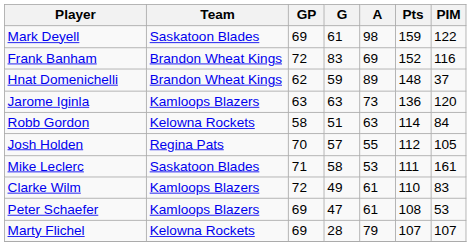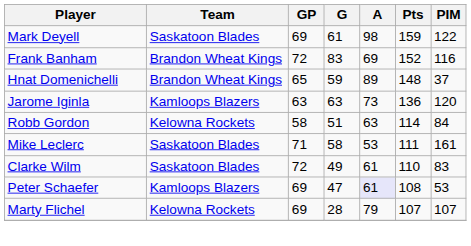(299, 79) 62 -> (299, 79) 65
- row: (45, 144)
(205, 187) Kamloops Blazers -> (205, 166) Saskatoon Blades
(370, 209) no background -> (370, 187) lavender background
